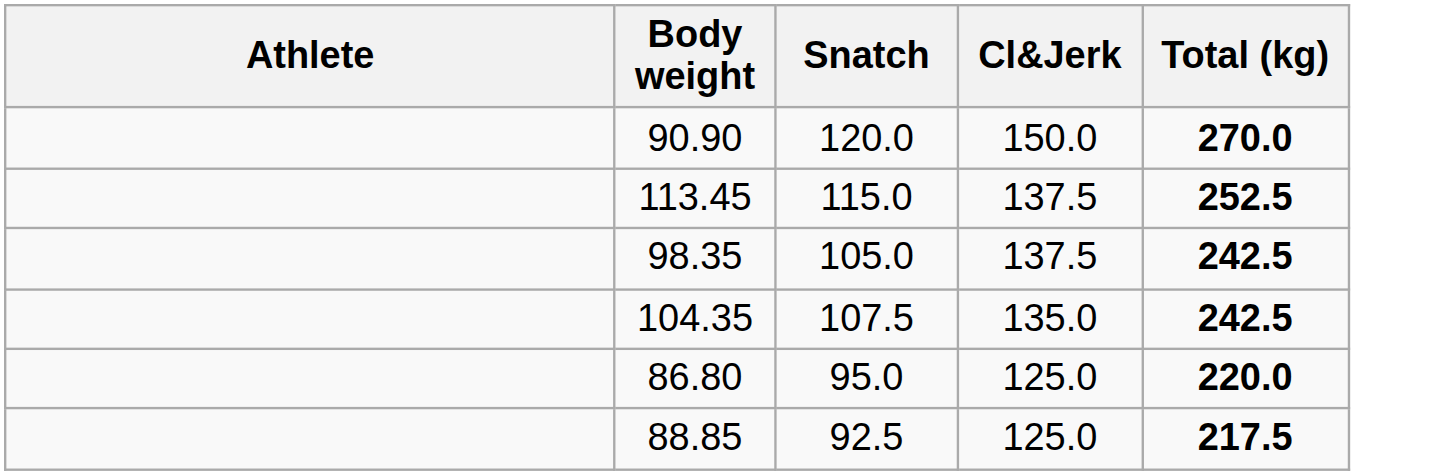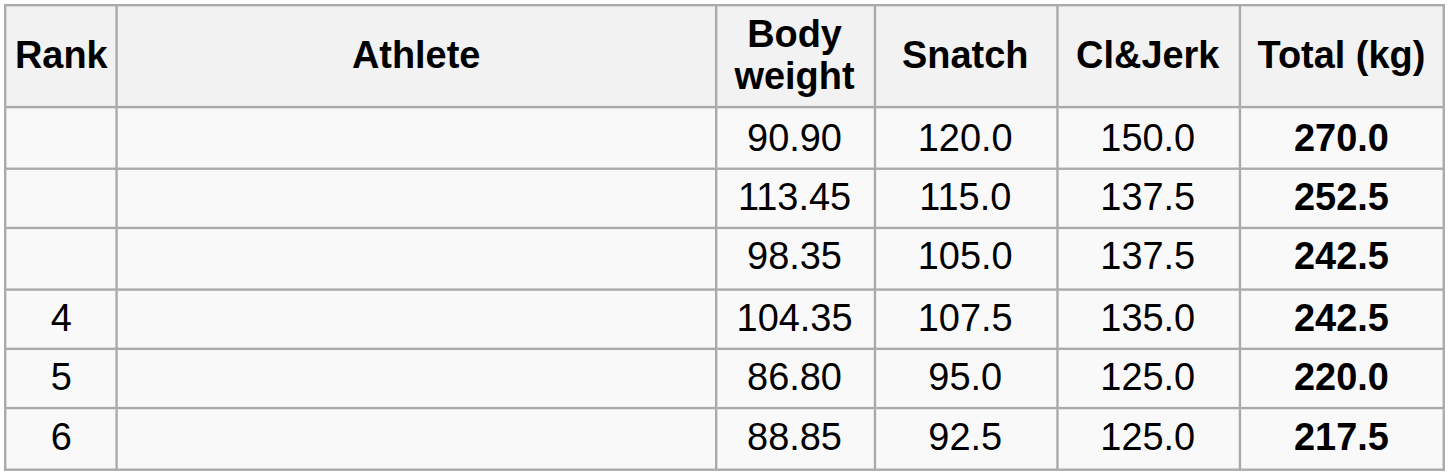+ column: (61, 55)
